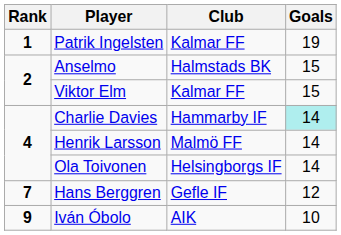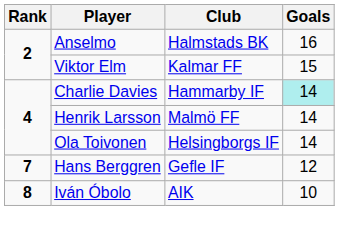- row: (109, 42)
(311, 67) 15 -> (308, 42) 16
(28, 218) 9 -> (28, 192) 8
